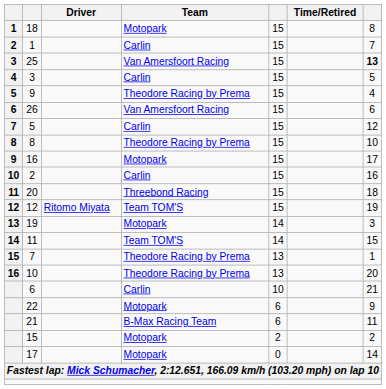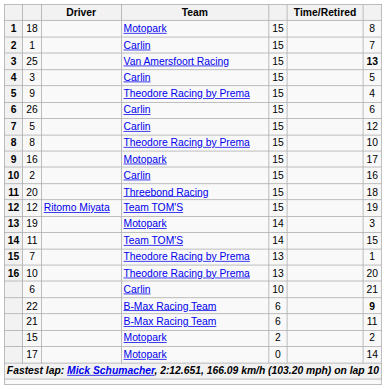(176, 110) Van Amersfoort Racing -> (137, 110) Carlin
(145, 305) Motopark -> (170, 305) B-Max Racing Team
(372, 305) normal -> (372, 305) bold
